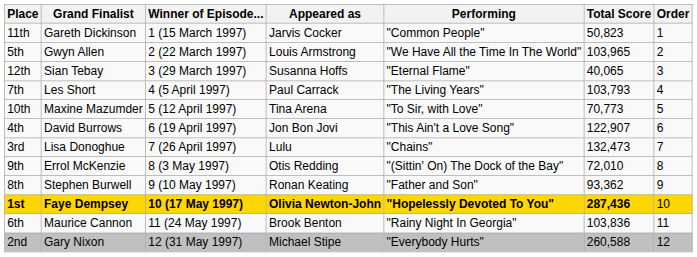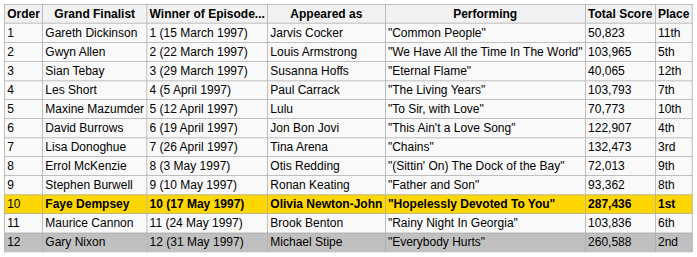columns swapped: (673, 14) <-> (23, 14)
(298, 109) Tina Arena -> (282, 109) Lulu
(280, 147) Lulu -> (299, 147) Tina Arena
(605, 166) 72,010 -> (606, 166) 72,013
